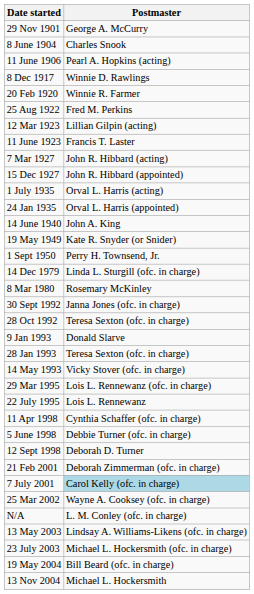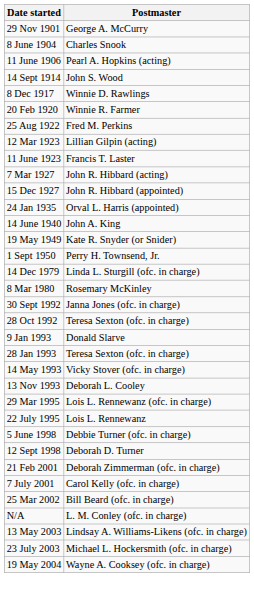+ row: (34, 77)
- row: (31, 191)
+ row: (33, 386)
- row: (32, 418)
(123, 483) lightblue background -> (123, 483) no background
(138, 499) Wayne A. Cooksey (ofc. in charge) -> (120, 499) Bill Beard (ofc. in charge)
(120, 564) Bill Beard (ofc. in charge) -> (138, 564) Wayne A. Cooksey (ofc. in charge)
- row: (33, 581)
